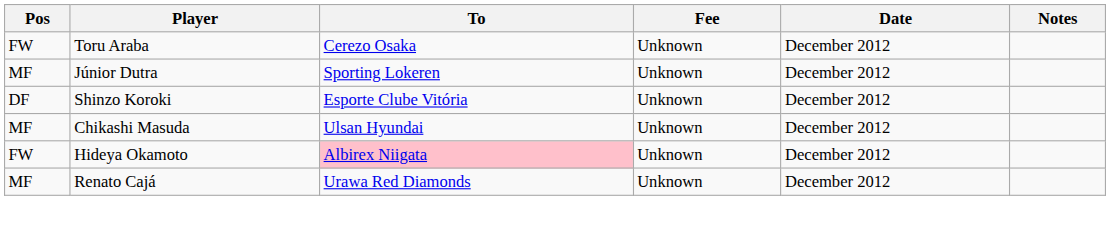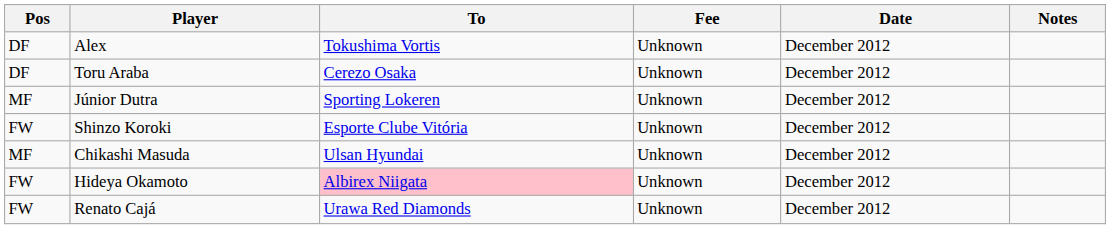+ row: (90, 45)
(21, 45) FW -> (19, 72) DF
(19, 100) DF -> (21, 127) FW
(20, 182) MF -> (21, 209) FW
